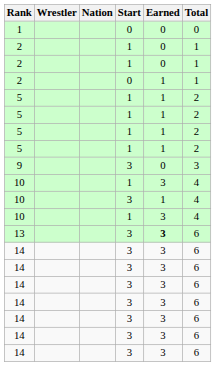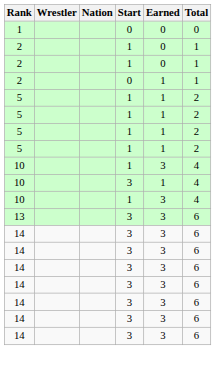- row: (19, 166)
(163, 234) bold -> (163, 217) normal
